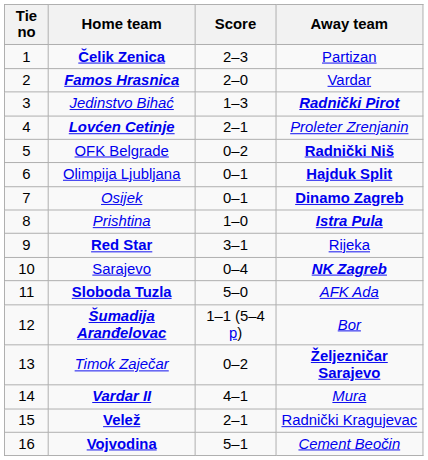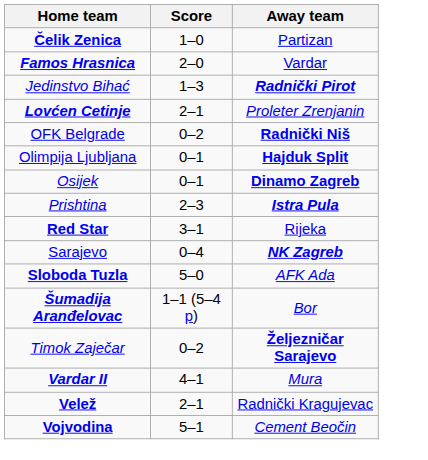- column: (26, 24)
(236, 56) 2–3 -> (191, 39) 1–0
(236, 221) 1–0 -> (191, 205) 2–3
